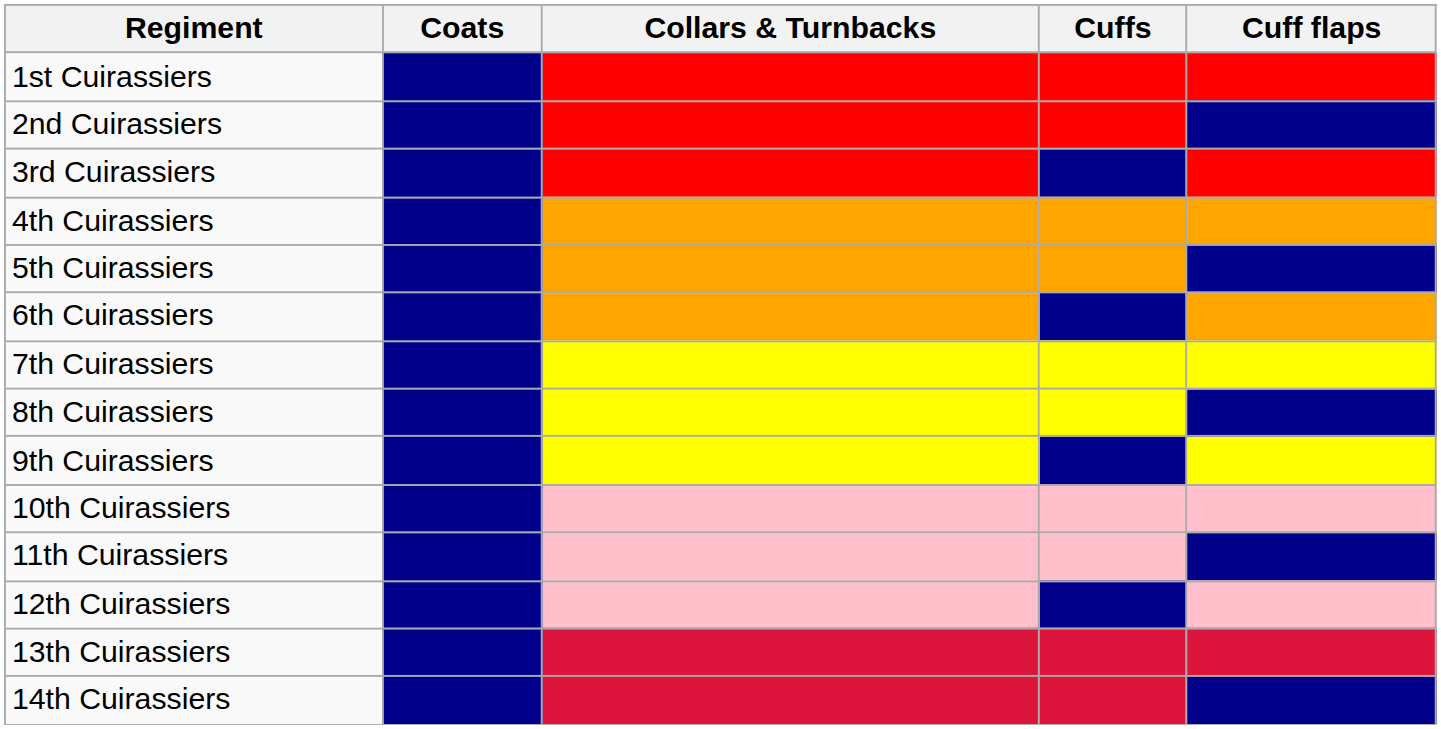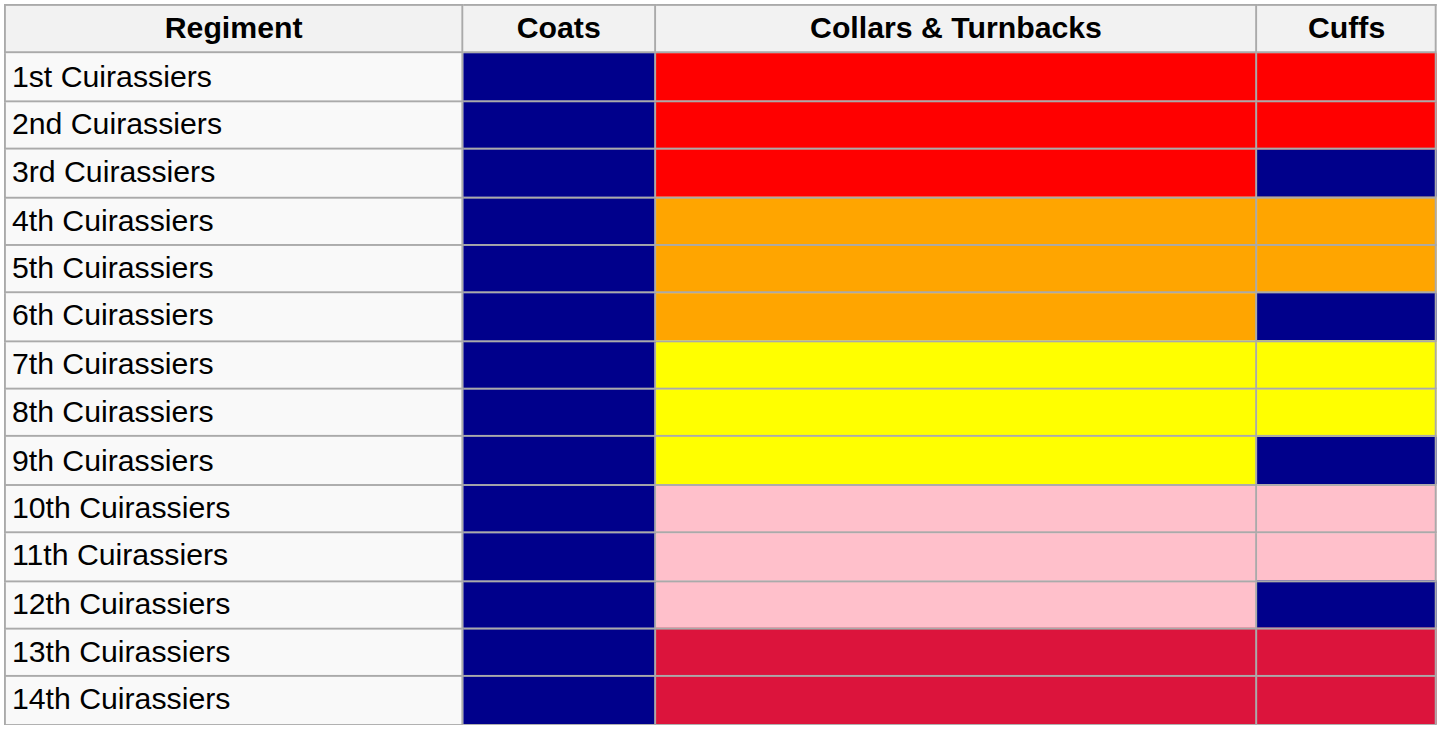- column: (1312, 28)
